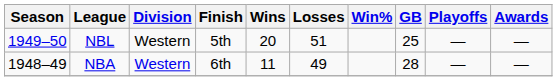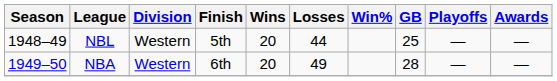(37, 40) 1949–50 -> (37, 40) 1948–49
(319, 40) 51 -> (319, 40) 44
(37, 64) 1948–49 -> (37, 64) 1949–50
(268, 64) 11 -> (268, 64) 20
